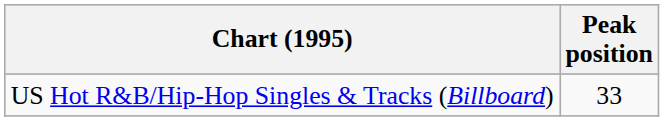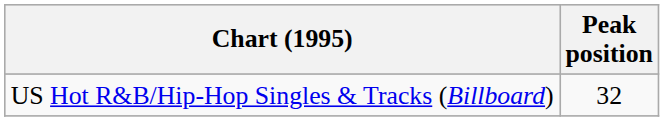(609, 94) 33 -> (609, 94) 32
